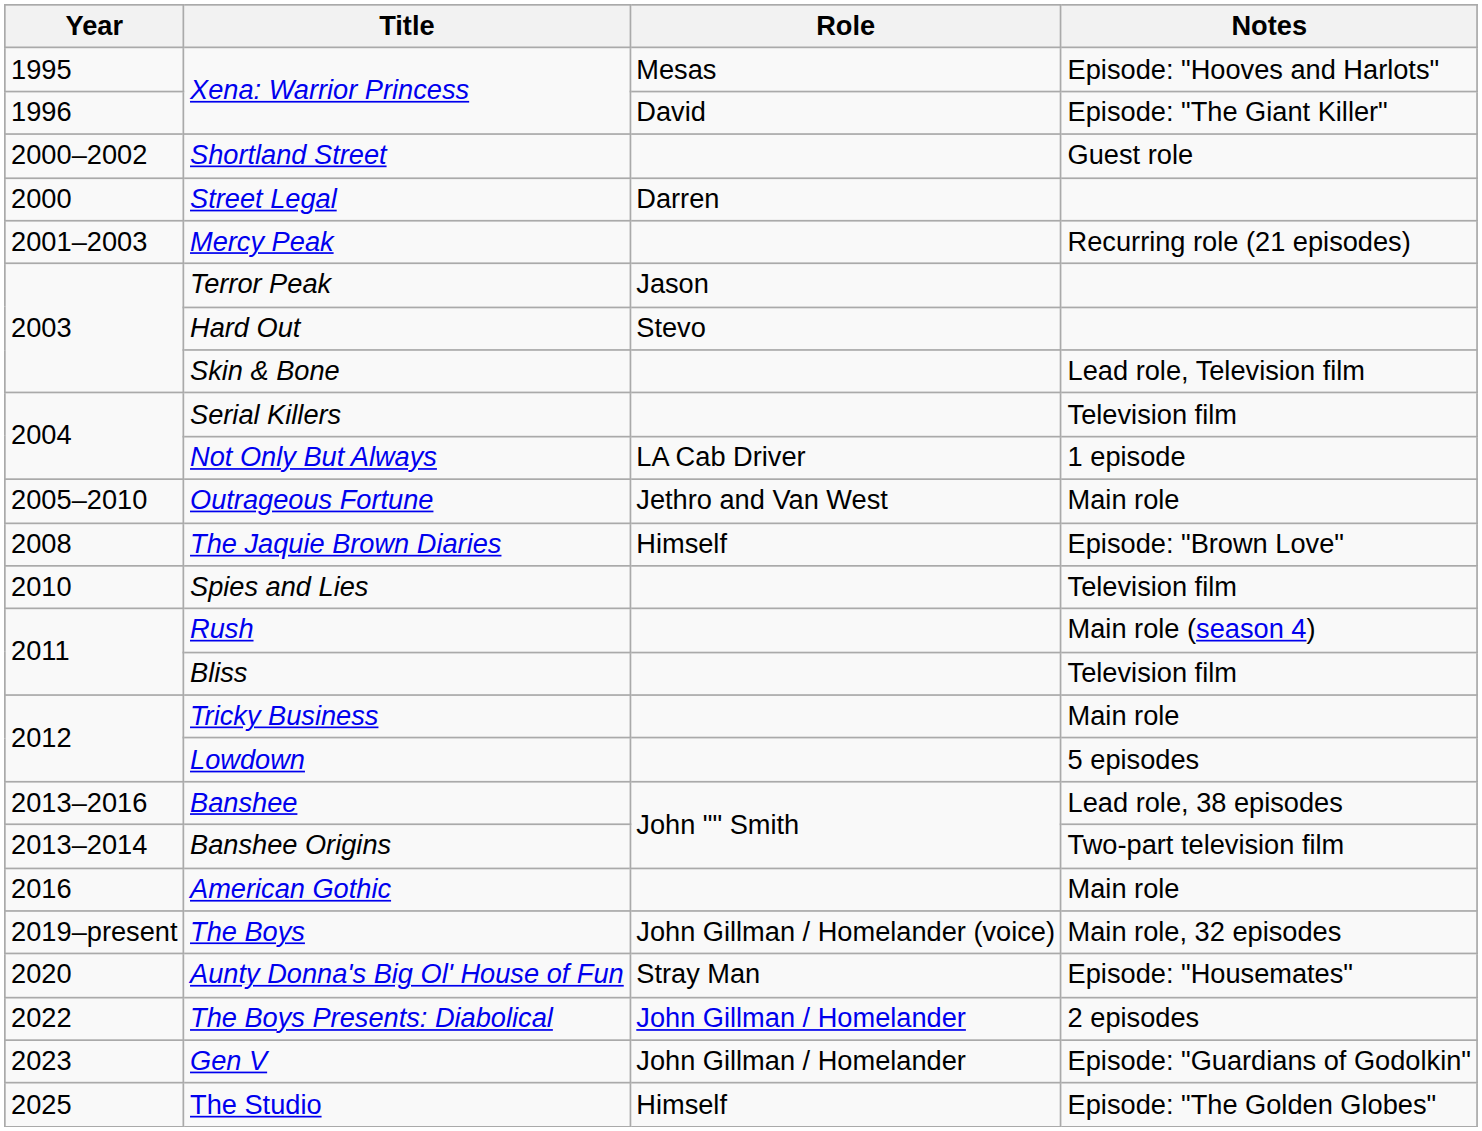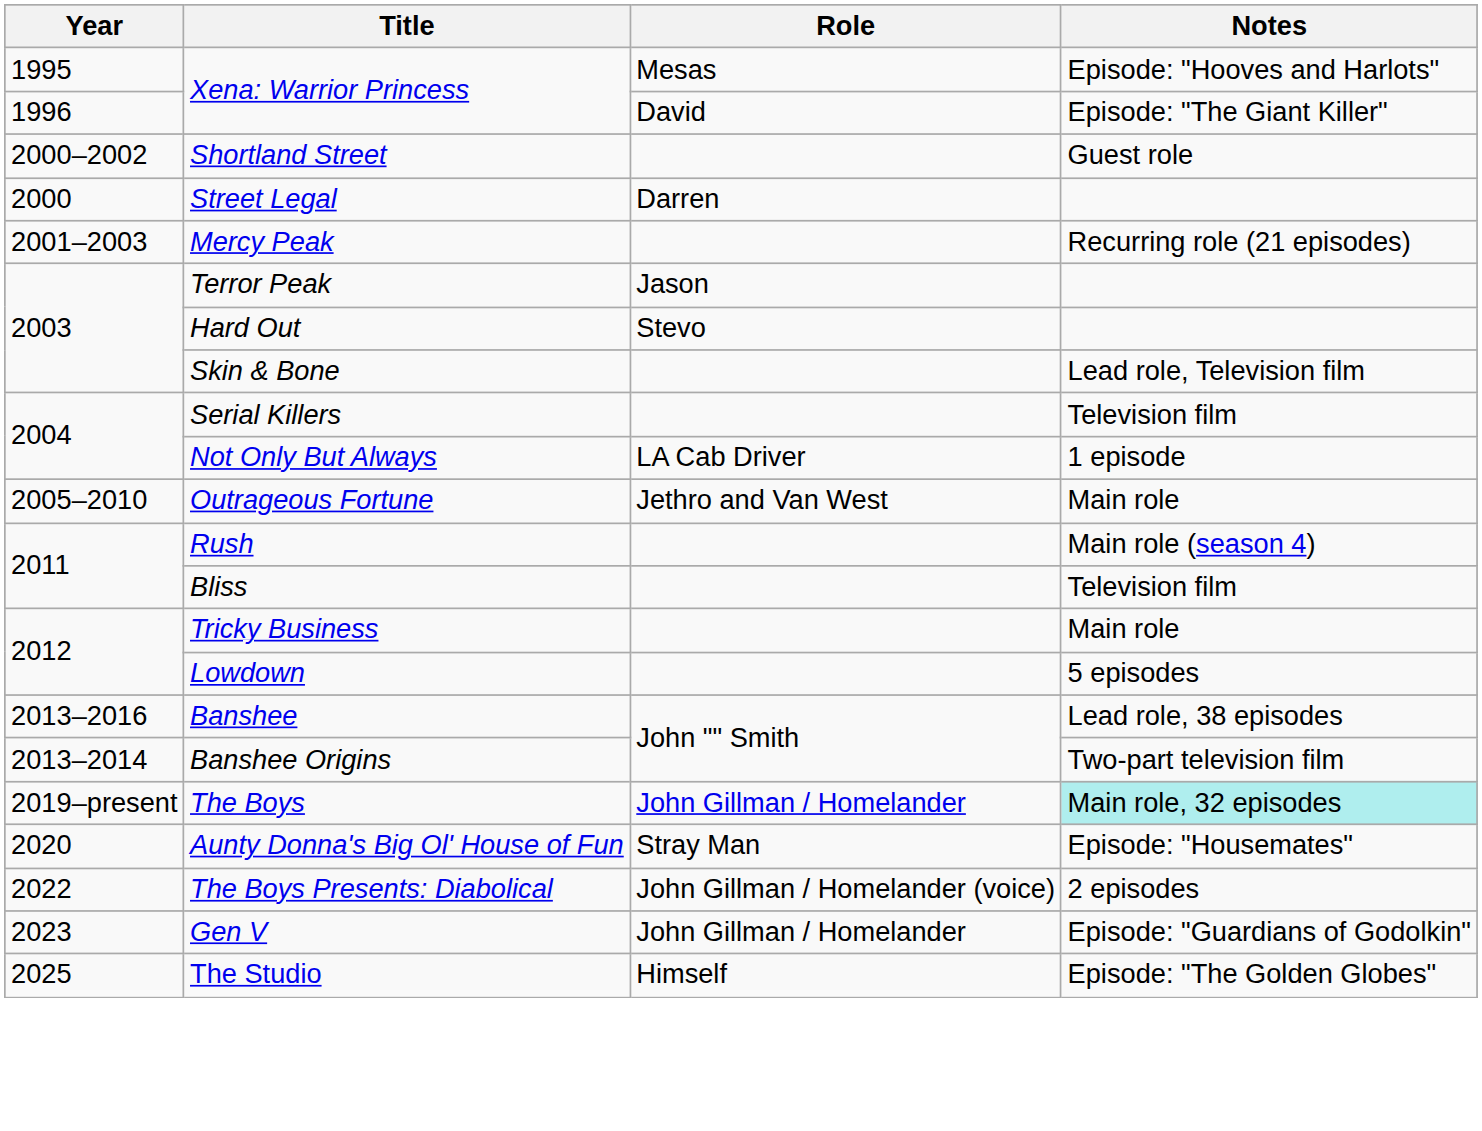- row: (41, 543)
- row: (41, 586)
- row: (41, 888)
(846, 931) John Gillman / Homelander (voice) -> (801, 802) John Gillman / Homelander
(1204, 931) no background -> (1204, 802) paleturquoise background
(801, 1018) John Gillman / Homelander -> (846, 888) John Gillman / Homelander (voice)
